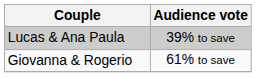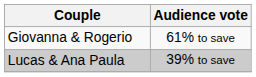rows swapped: (66, 38) <-> (70, 61)
